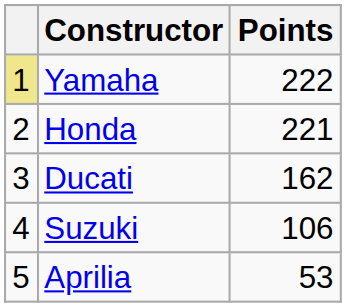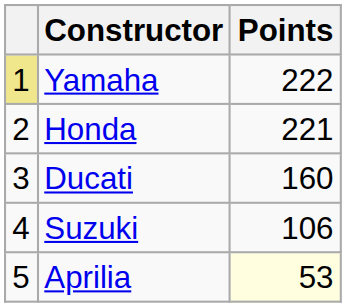(307, 179) 162 -> (307, 179) 160
(316, 278) no background -> (316, 278) lightyellow background
